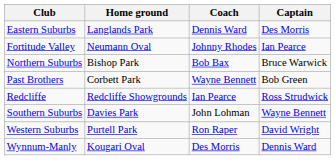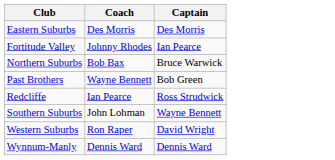- column: (137, 12)
(219, 29) Dennis Ward -> (111, 29) Des Morris
(216, 146) Des Morris -> (115, 146) Dennis Ward
